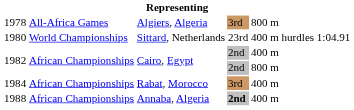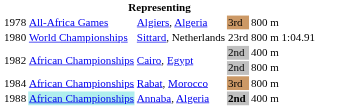(282, 37) 400 m hurdles -> (265, 37) 800 m
(265, 83) 400 m -> (265, 83) 800 m
(81, 98) no background -> (81, 98) paleturquoise background
